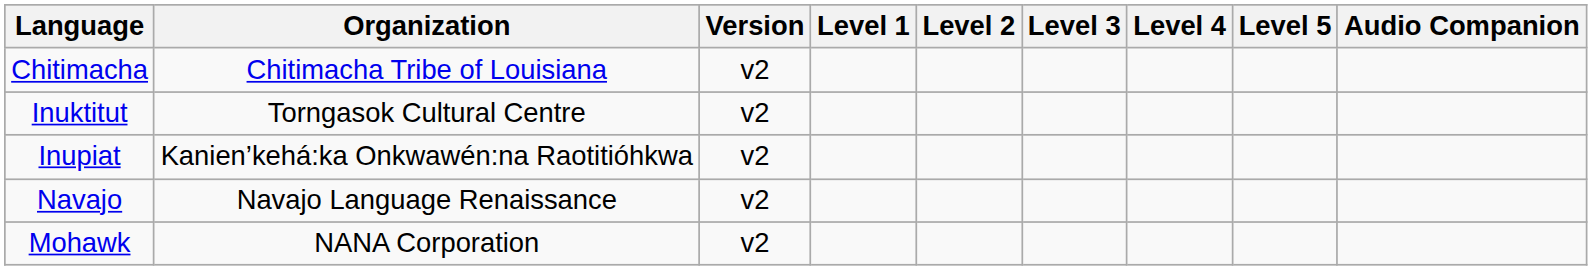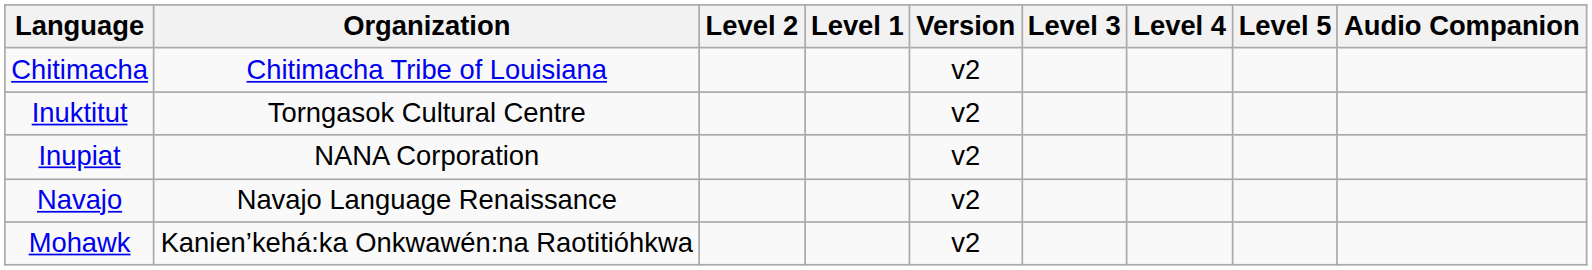columns swapped: (755, 26) <-> (969, 26)
(427, 156) Kanien’kehá:ka Onkwawén:na Raotitióhkwa -> (427, 156) NANA Corporation
(427, 243) NANA Corporation -> (427, 243) Kanien’kehá:ka Onkwawén:na Raotitióhkwa
